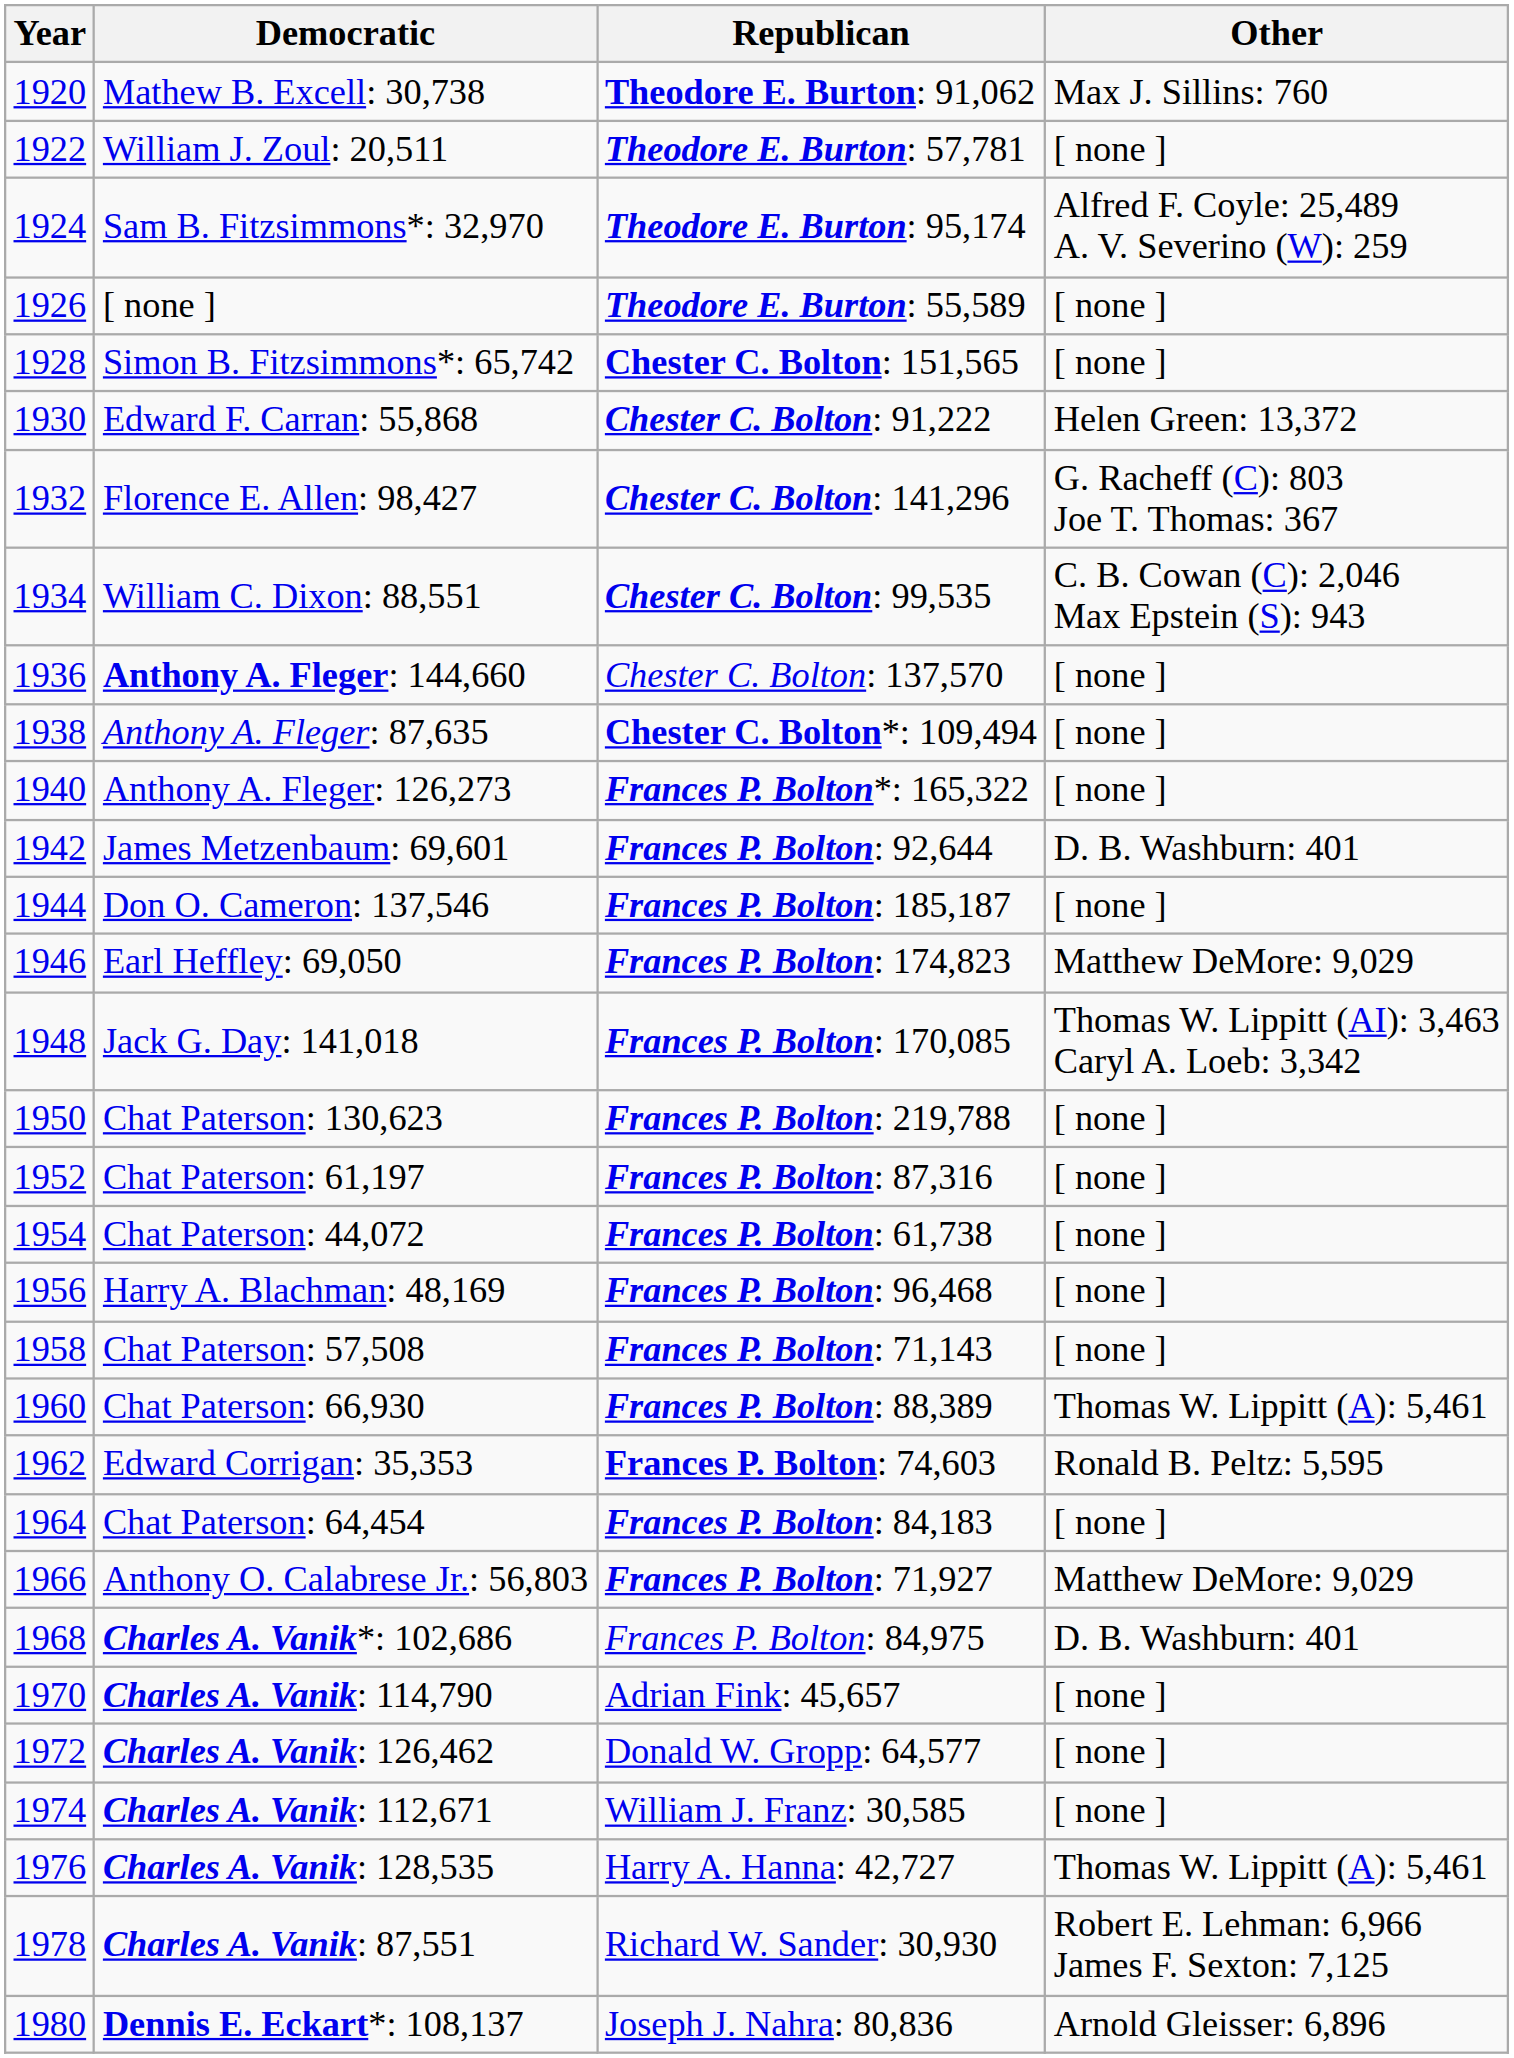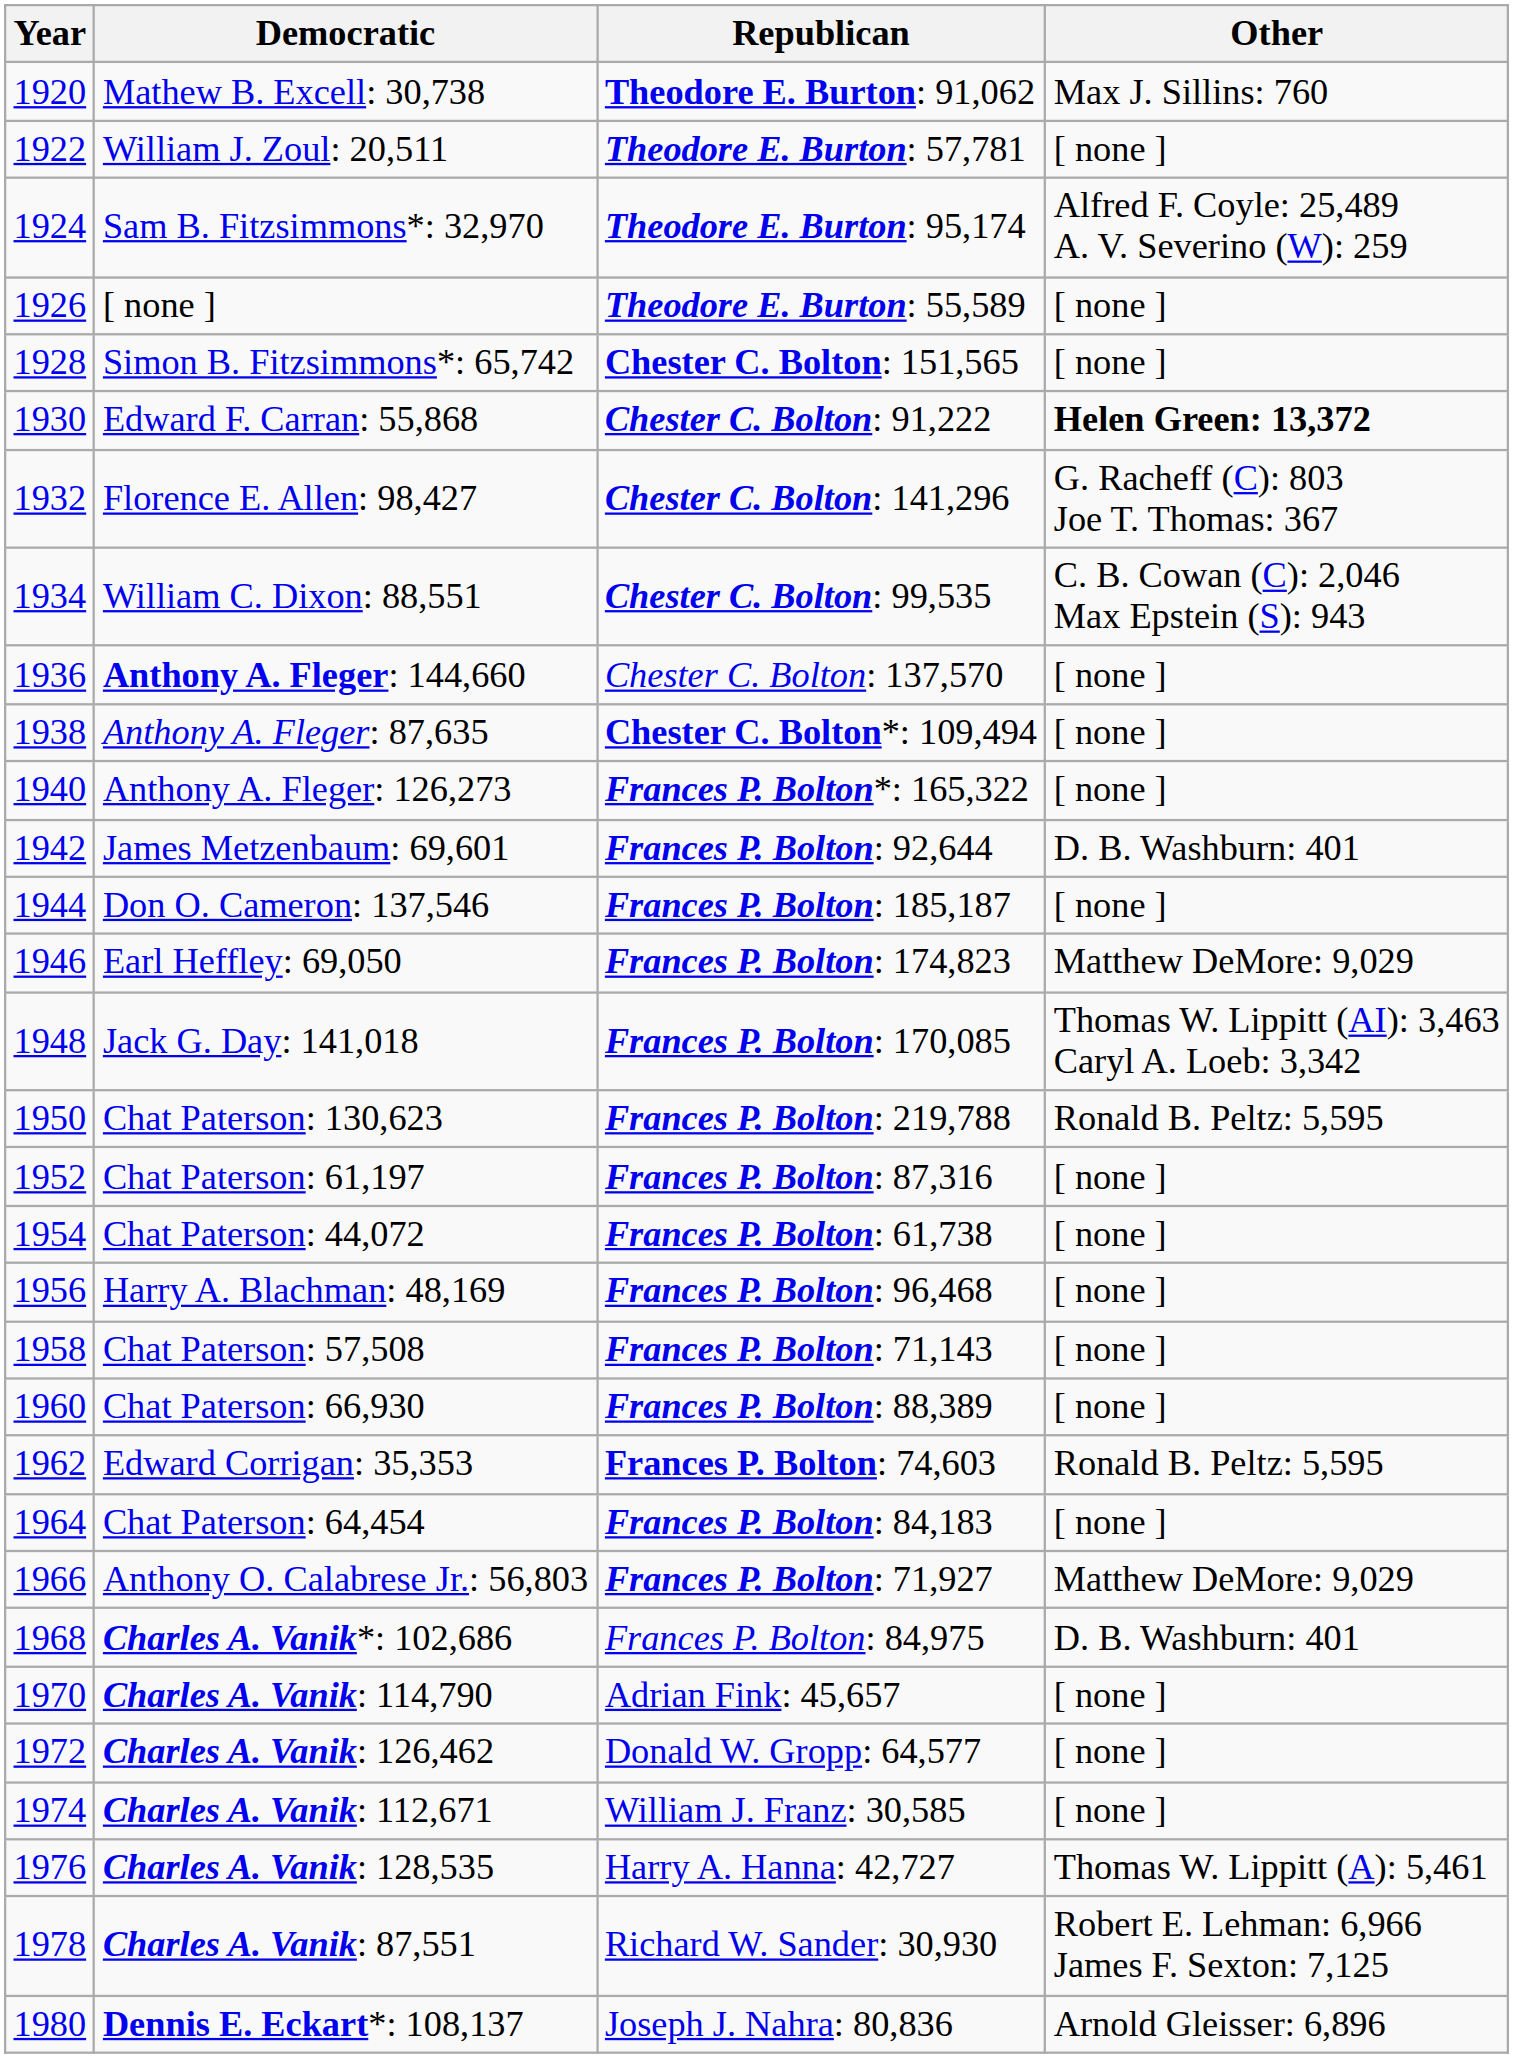(1206, 419) normal -> (1212, 419) bold
(1110, 1118) [ none ] -> (1219, 1118) Ronald B. Peltz: 5,595
(1271, 1406) Thomas W. Lippitt (A): 5,461 -> (1110, 1406) [ none ]
